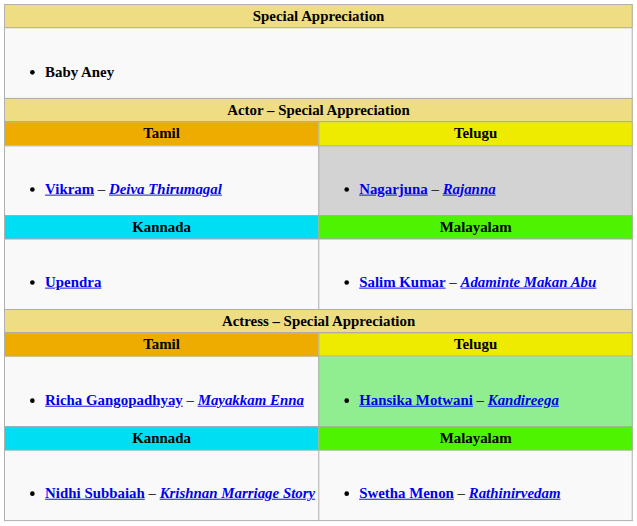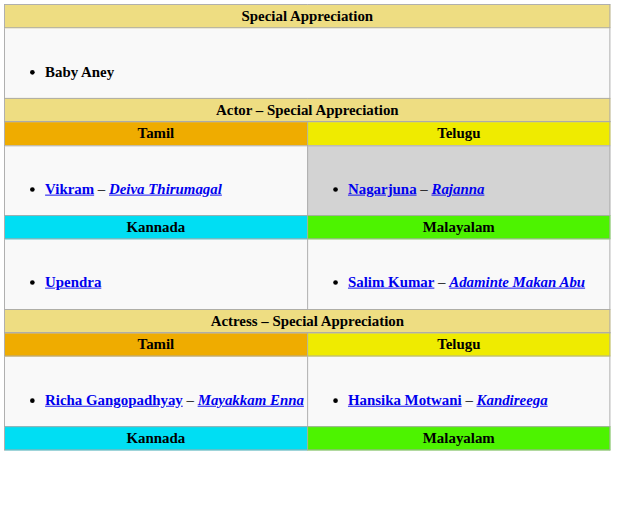(476, 400) lightgreen background -> (459, 400) no background
- row: (162, 493)
